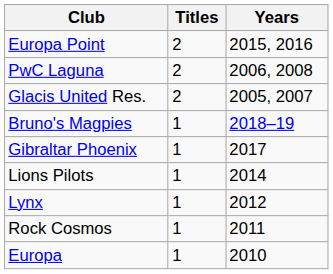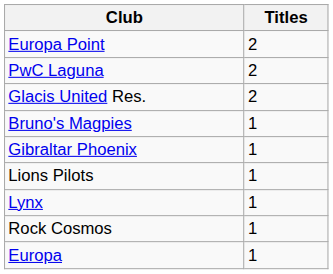- column: (277, 17)
